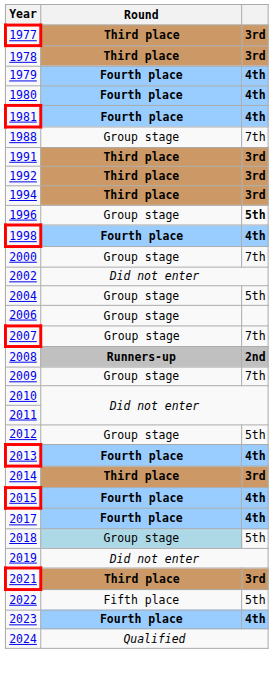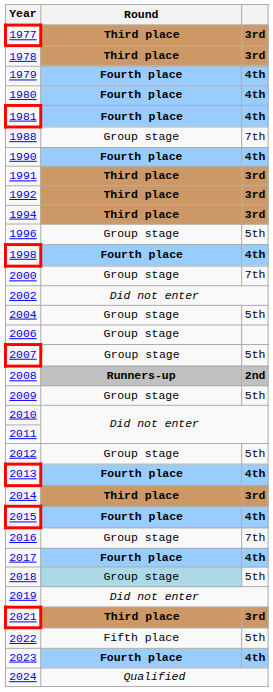+ row: (23, 156)
(255, 215) bold -> (255, 234) normal
(255, 336) 7th -> (255, 355) 5th
(255, 376) 7th -> (255, 395) 5th
+ row: (23, 538)
